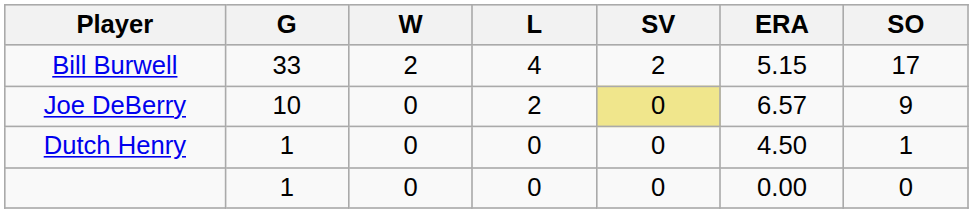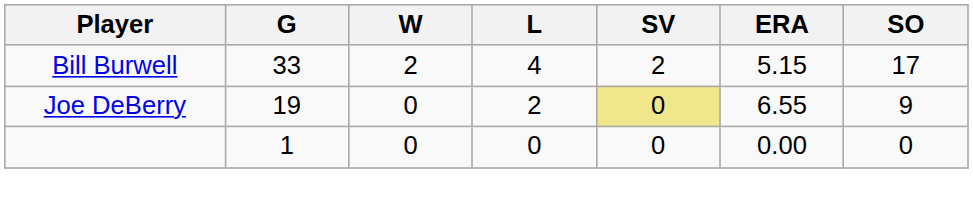(287, 106) 10 -> (287, 106) 19
(782, 106) 6.57 -> (782, 106) 6.55
- row: (115, 146)
